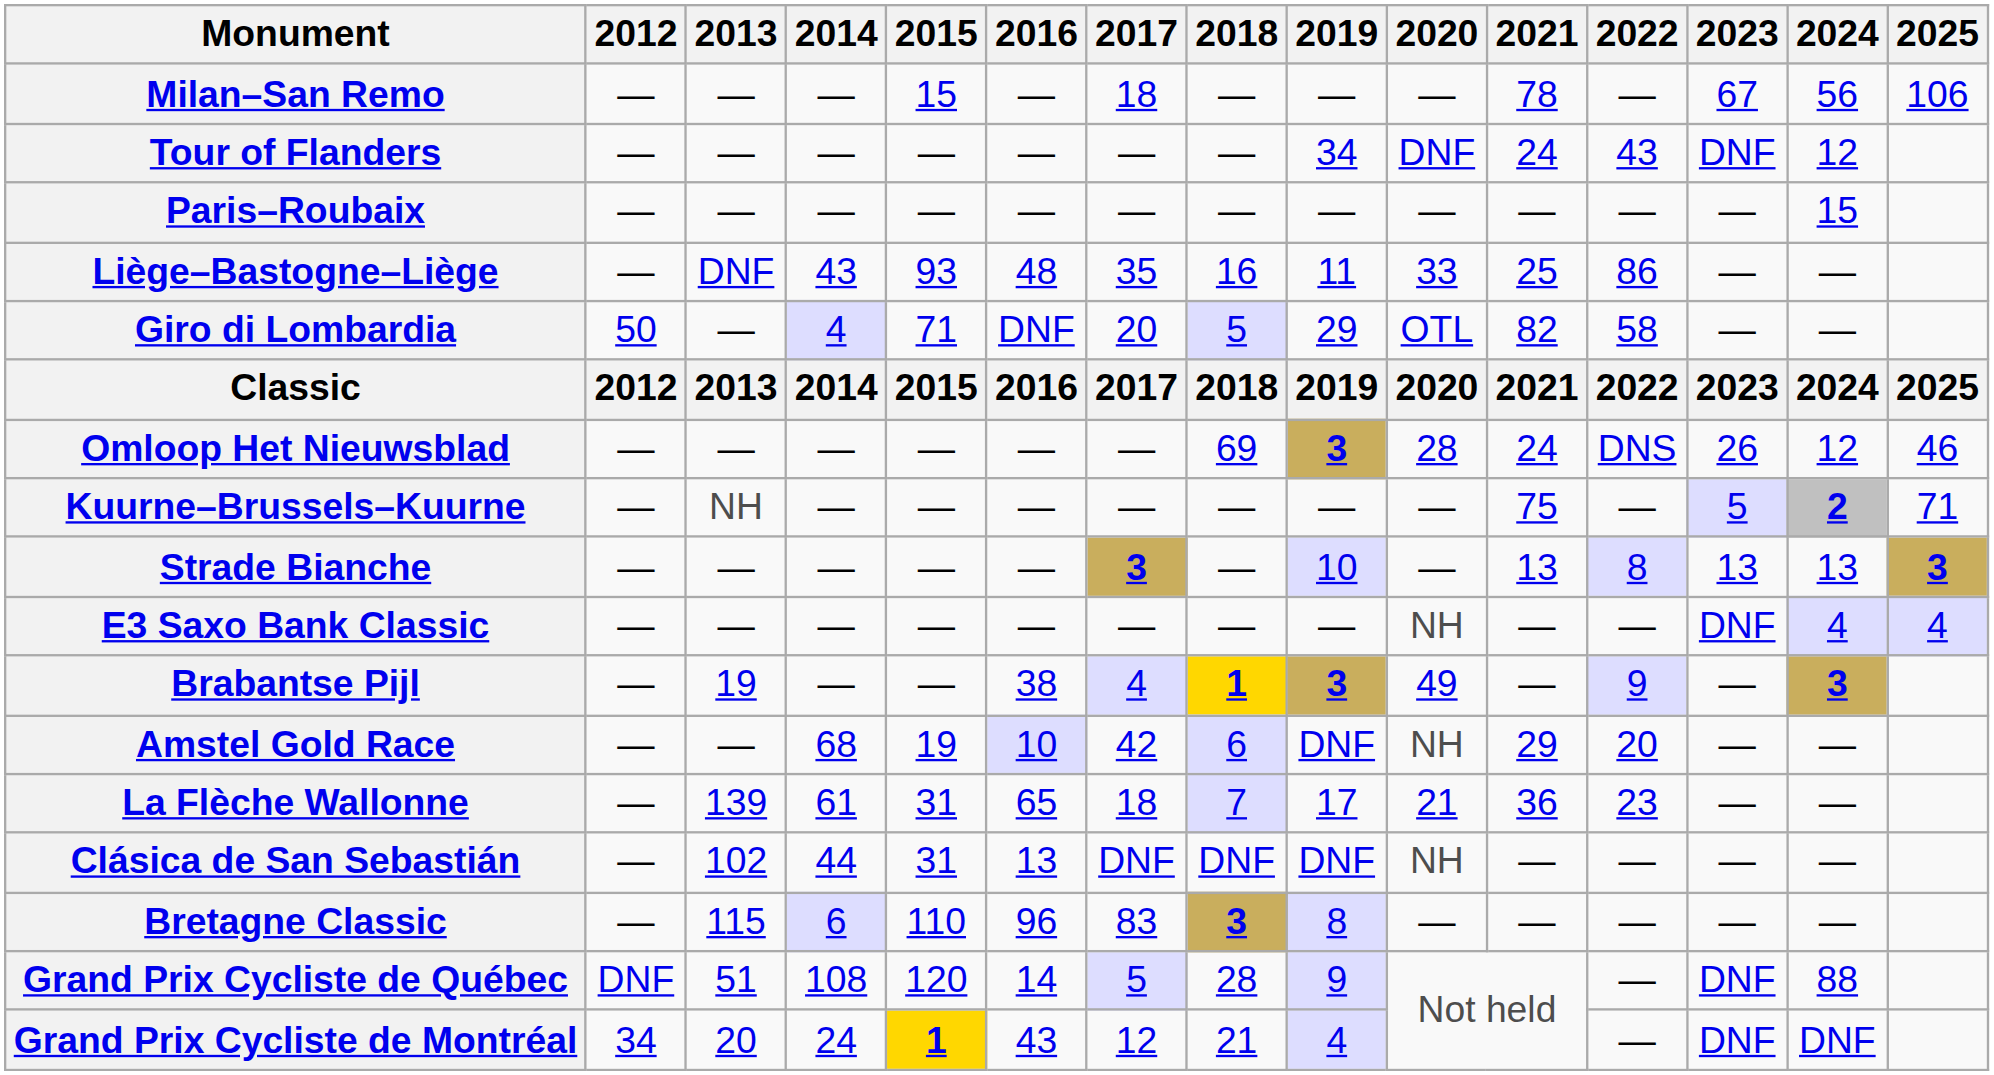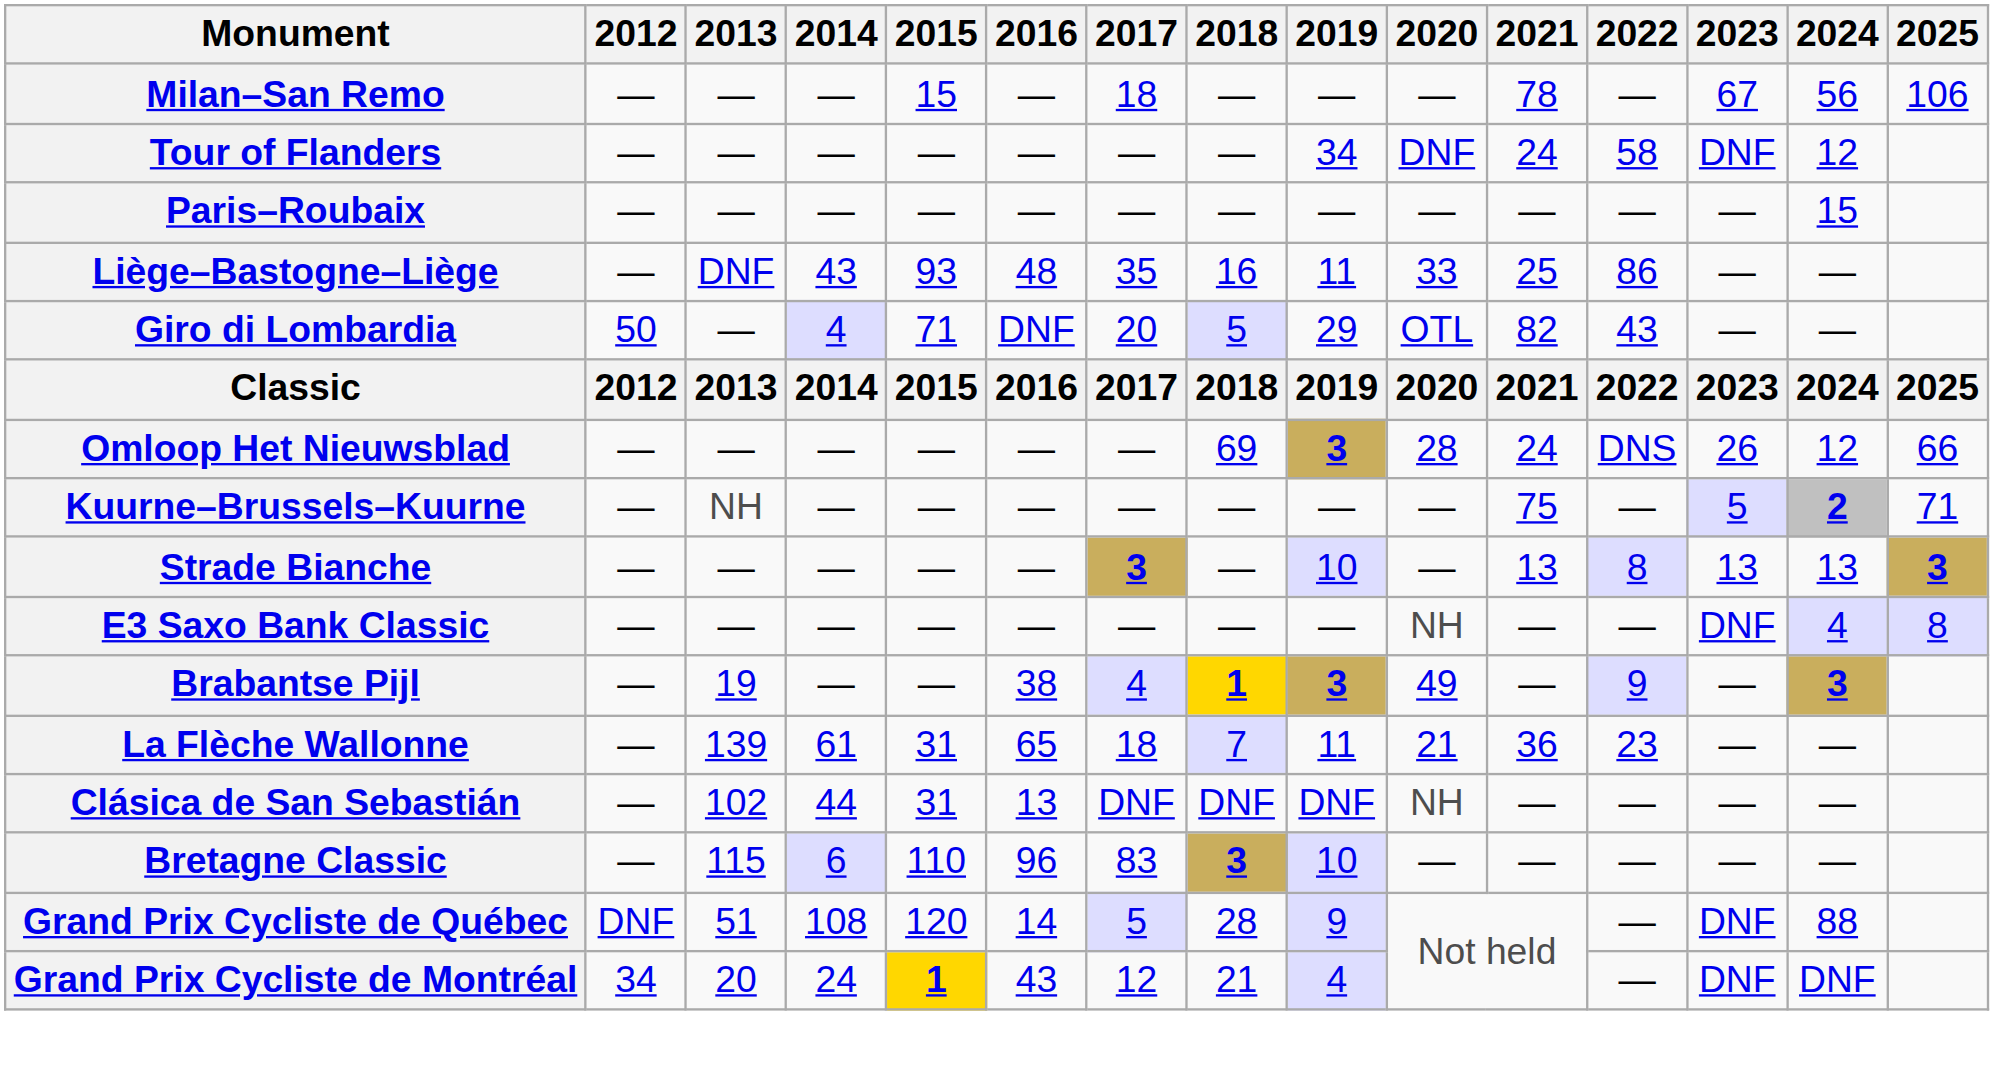(1637, 152) 43 -> (1637, 152) 58
(1637, 329) 58 -> (1637, 329) 43
(1937, 447) 46 -> (1937, 447) 66
(1937, 625) 4 -> (1937, 625) 8
- row: (296, 743)
(1337, 802) 17 -> (1337, 743) 11
(1337, 920) 8 -> (1337, 861) 10
